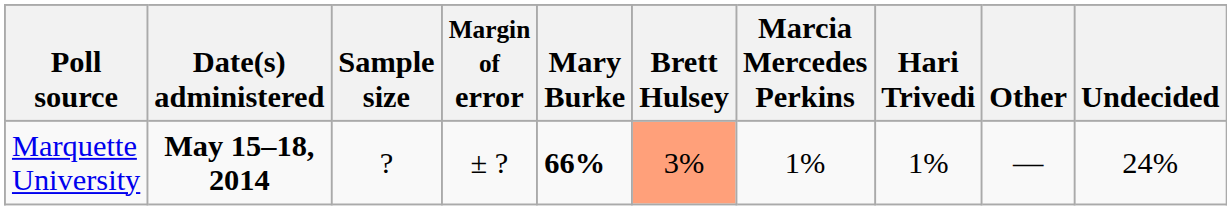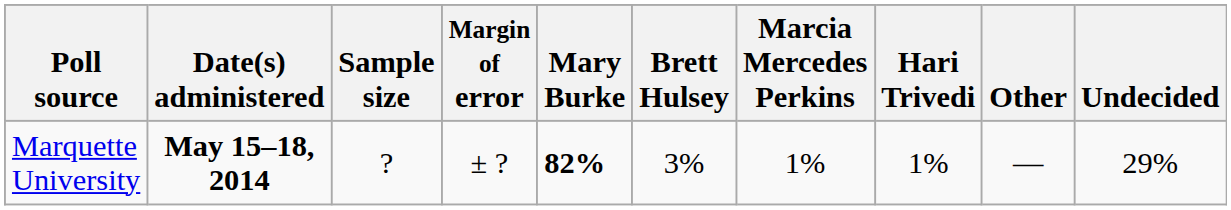(575, 162) 66% -> (575, 162) 82%
(684, 162) lightsalmon background -> (684, 162) no background
(1150, 162) 24% -> (1150, 162) 29%
